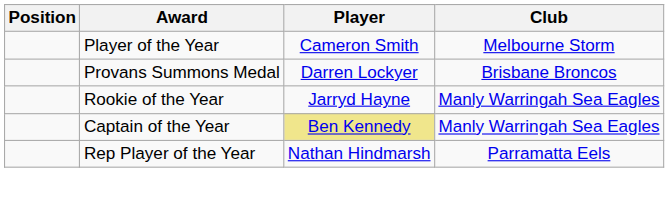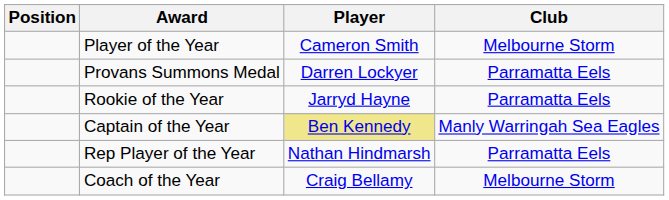(549, 72) Brisbane Broncos -> (549, 72) Parramatta Eels
(549, 99) Manly Warringah Sea Eagles -> (549, 99) Parramatta Eels
+ row: (152, 180)
